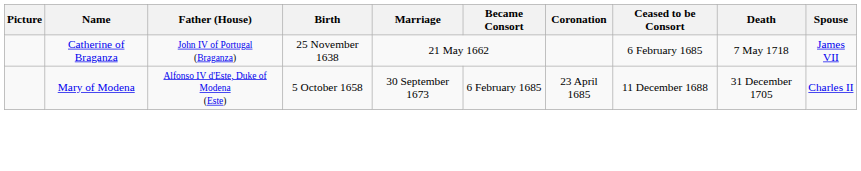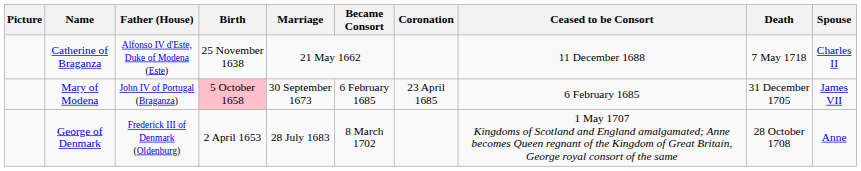(215, 51) John IV of Portugal (Braganza) -> (157, 57) Alfonso IV d'Este, Duke of Modena (Este)
(665, 50) 6 February 1685 -> (602, 57) 11 December 1688
(831, 50) James VII -> (834, 57) Charles II
(215, 88) Alfonso IV d'Este, Duke of Modena (Este) -> (157, 94) John IV of Portugal (Braganza)
(327, 87) no background -> (233, 94) pink background
(665, 87) 11 December 1688 -> (602, 94) 6 February 1685
(831, 87) Charles II -> (834, 94) James VII
+ row: (80, 137)
